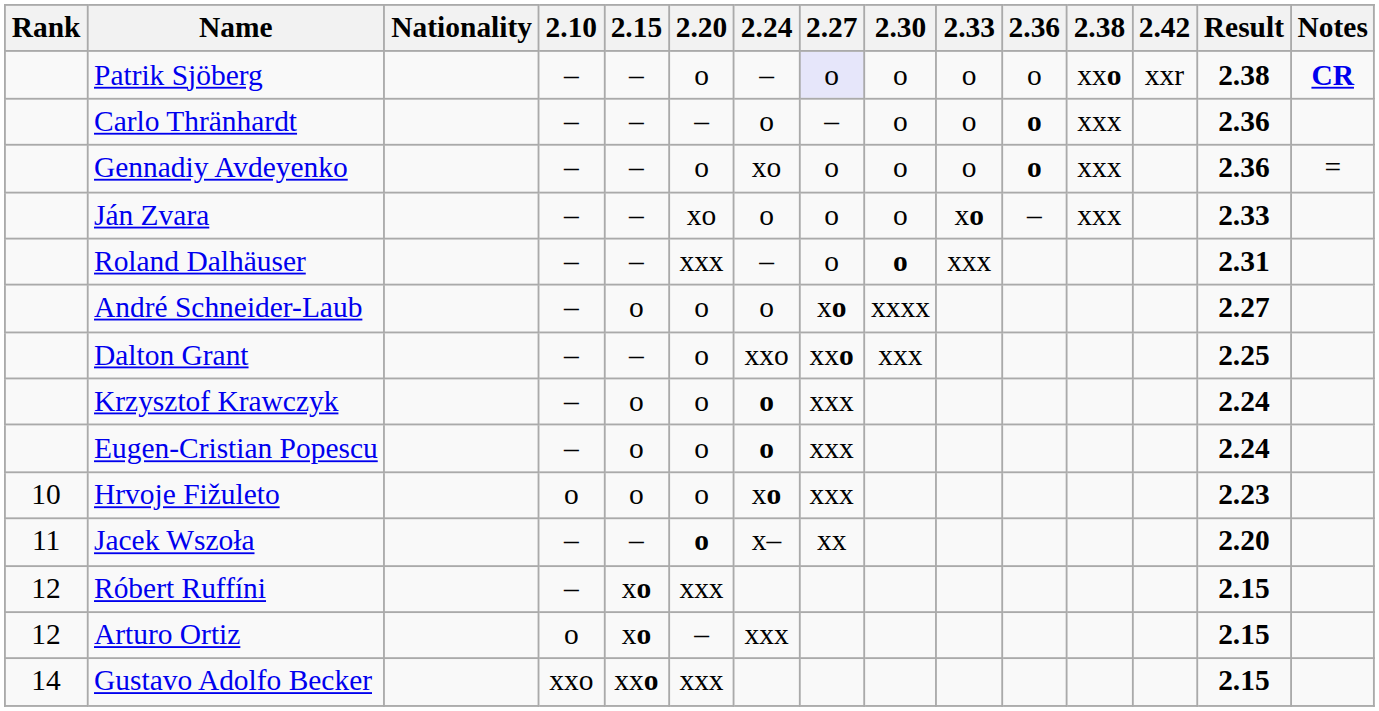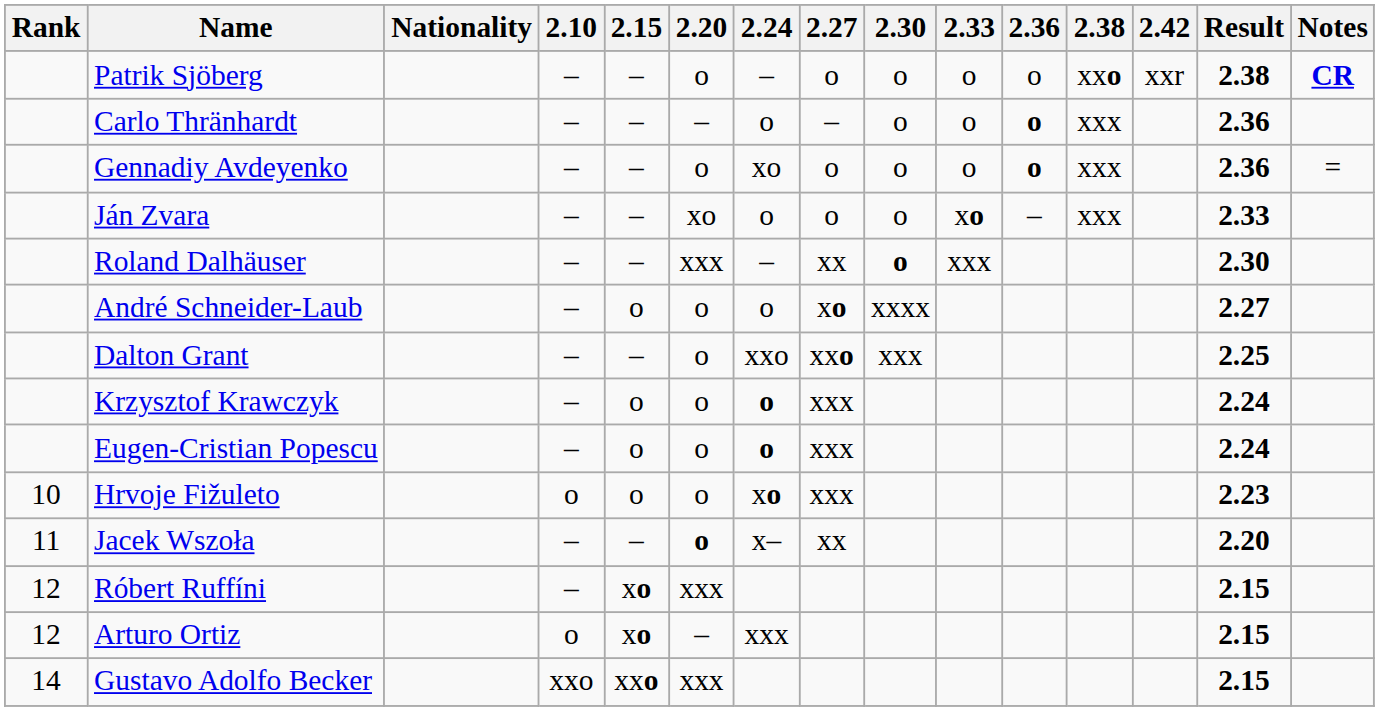(832, 74) lavender background -> (832, 74) no background
(832, 261) o -> (832, 261) xx
(1244, 261) 2.31 -> (1244, 261) 2.30
